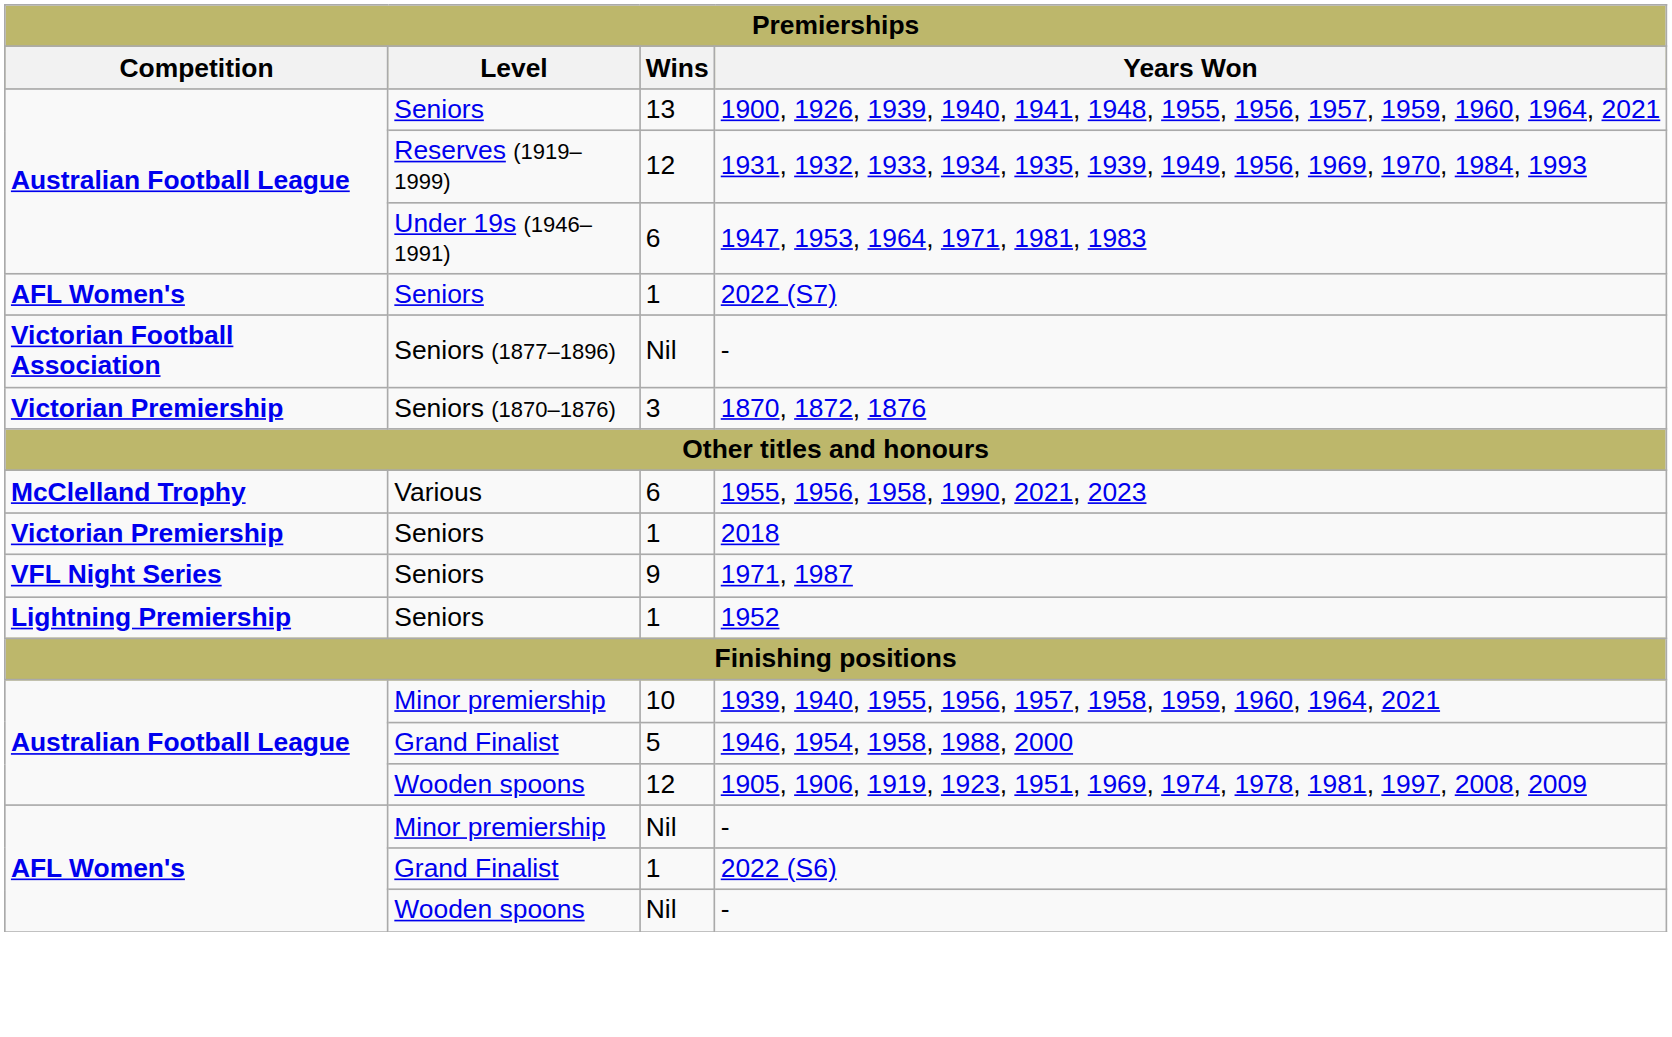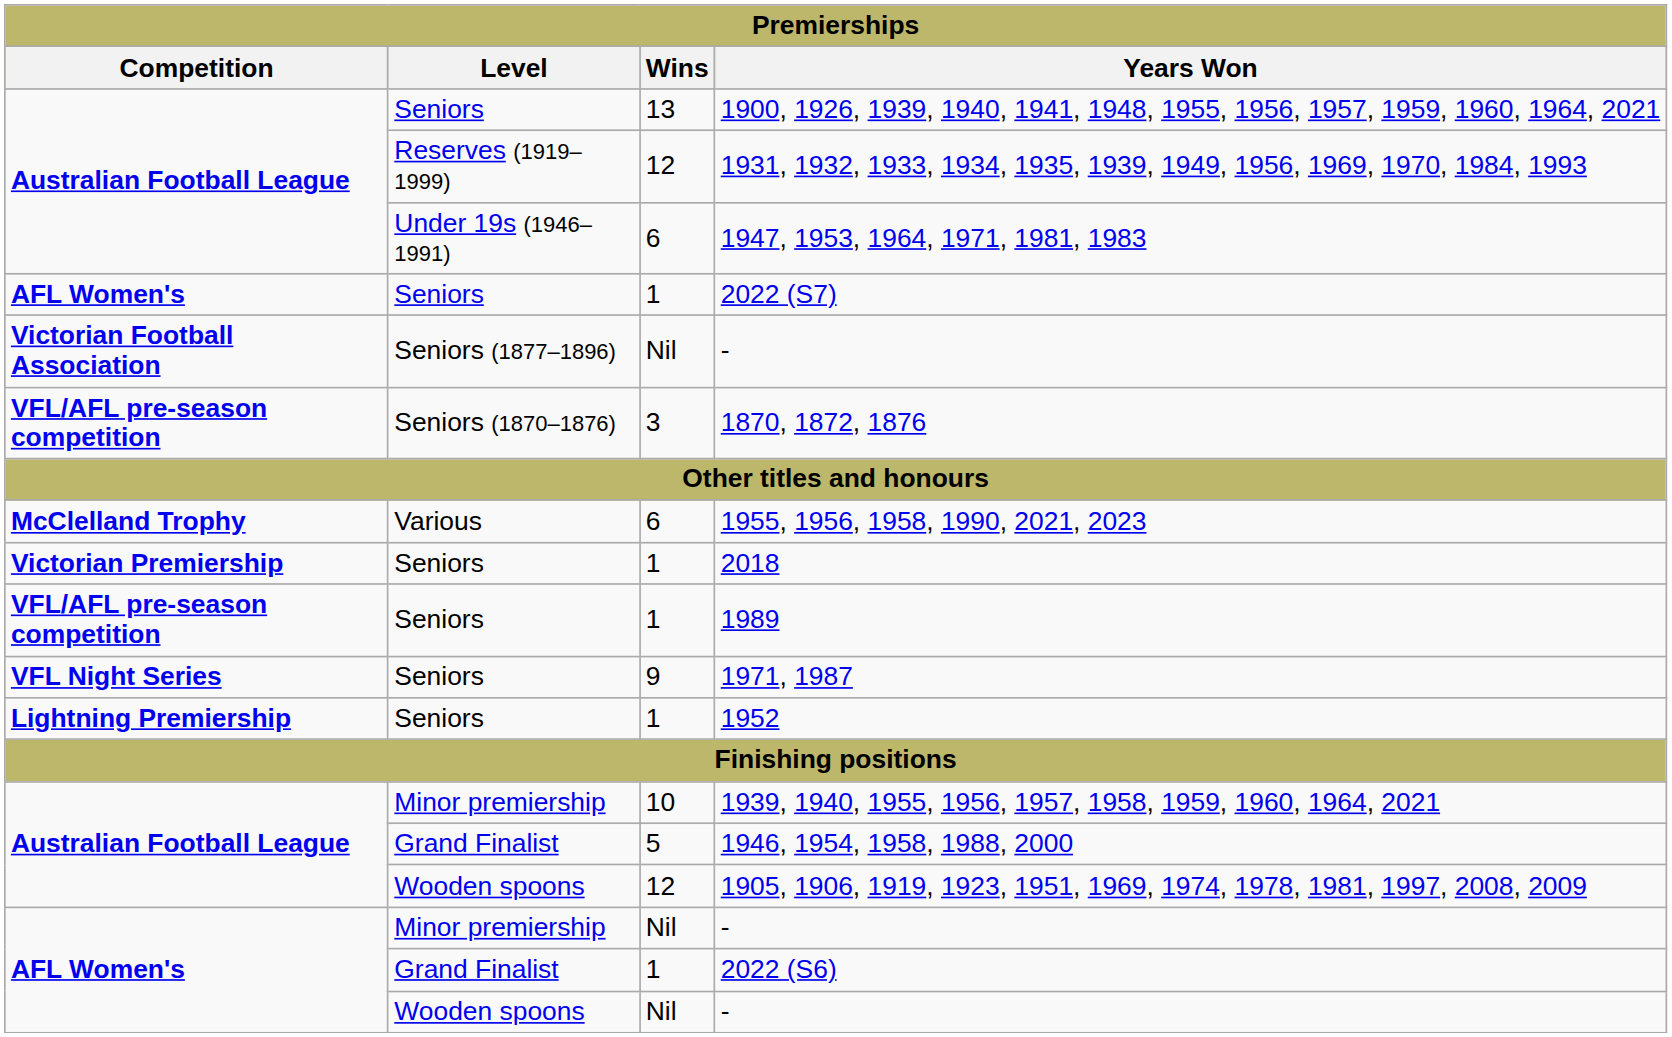(147, 407) Victorian Premiership -> (139, 422) VFL/AFL pre-season competition
+ row: (439, 619)
